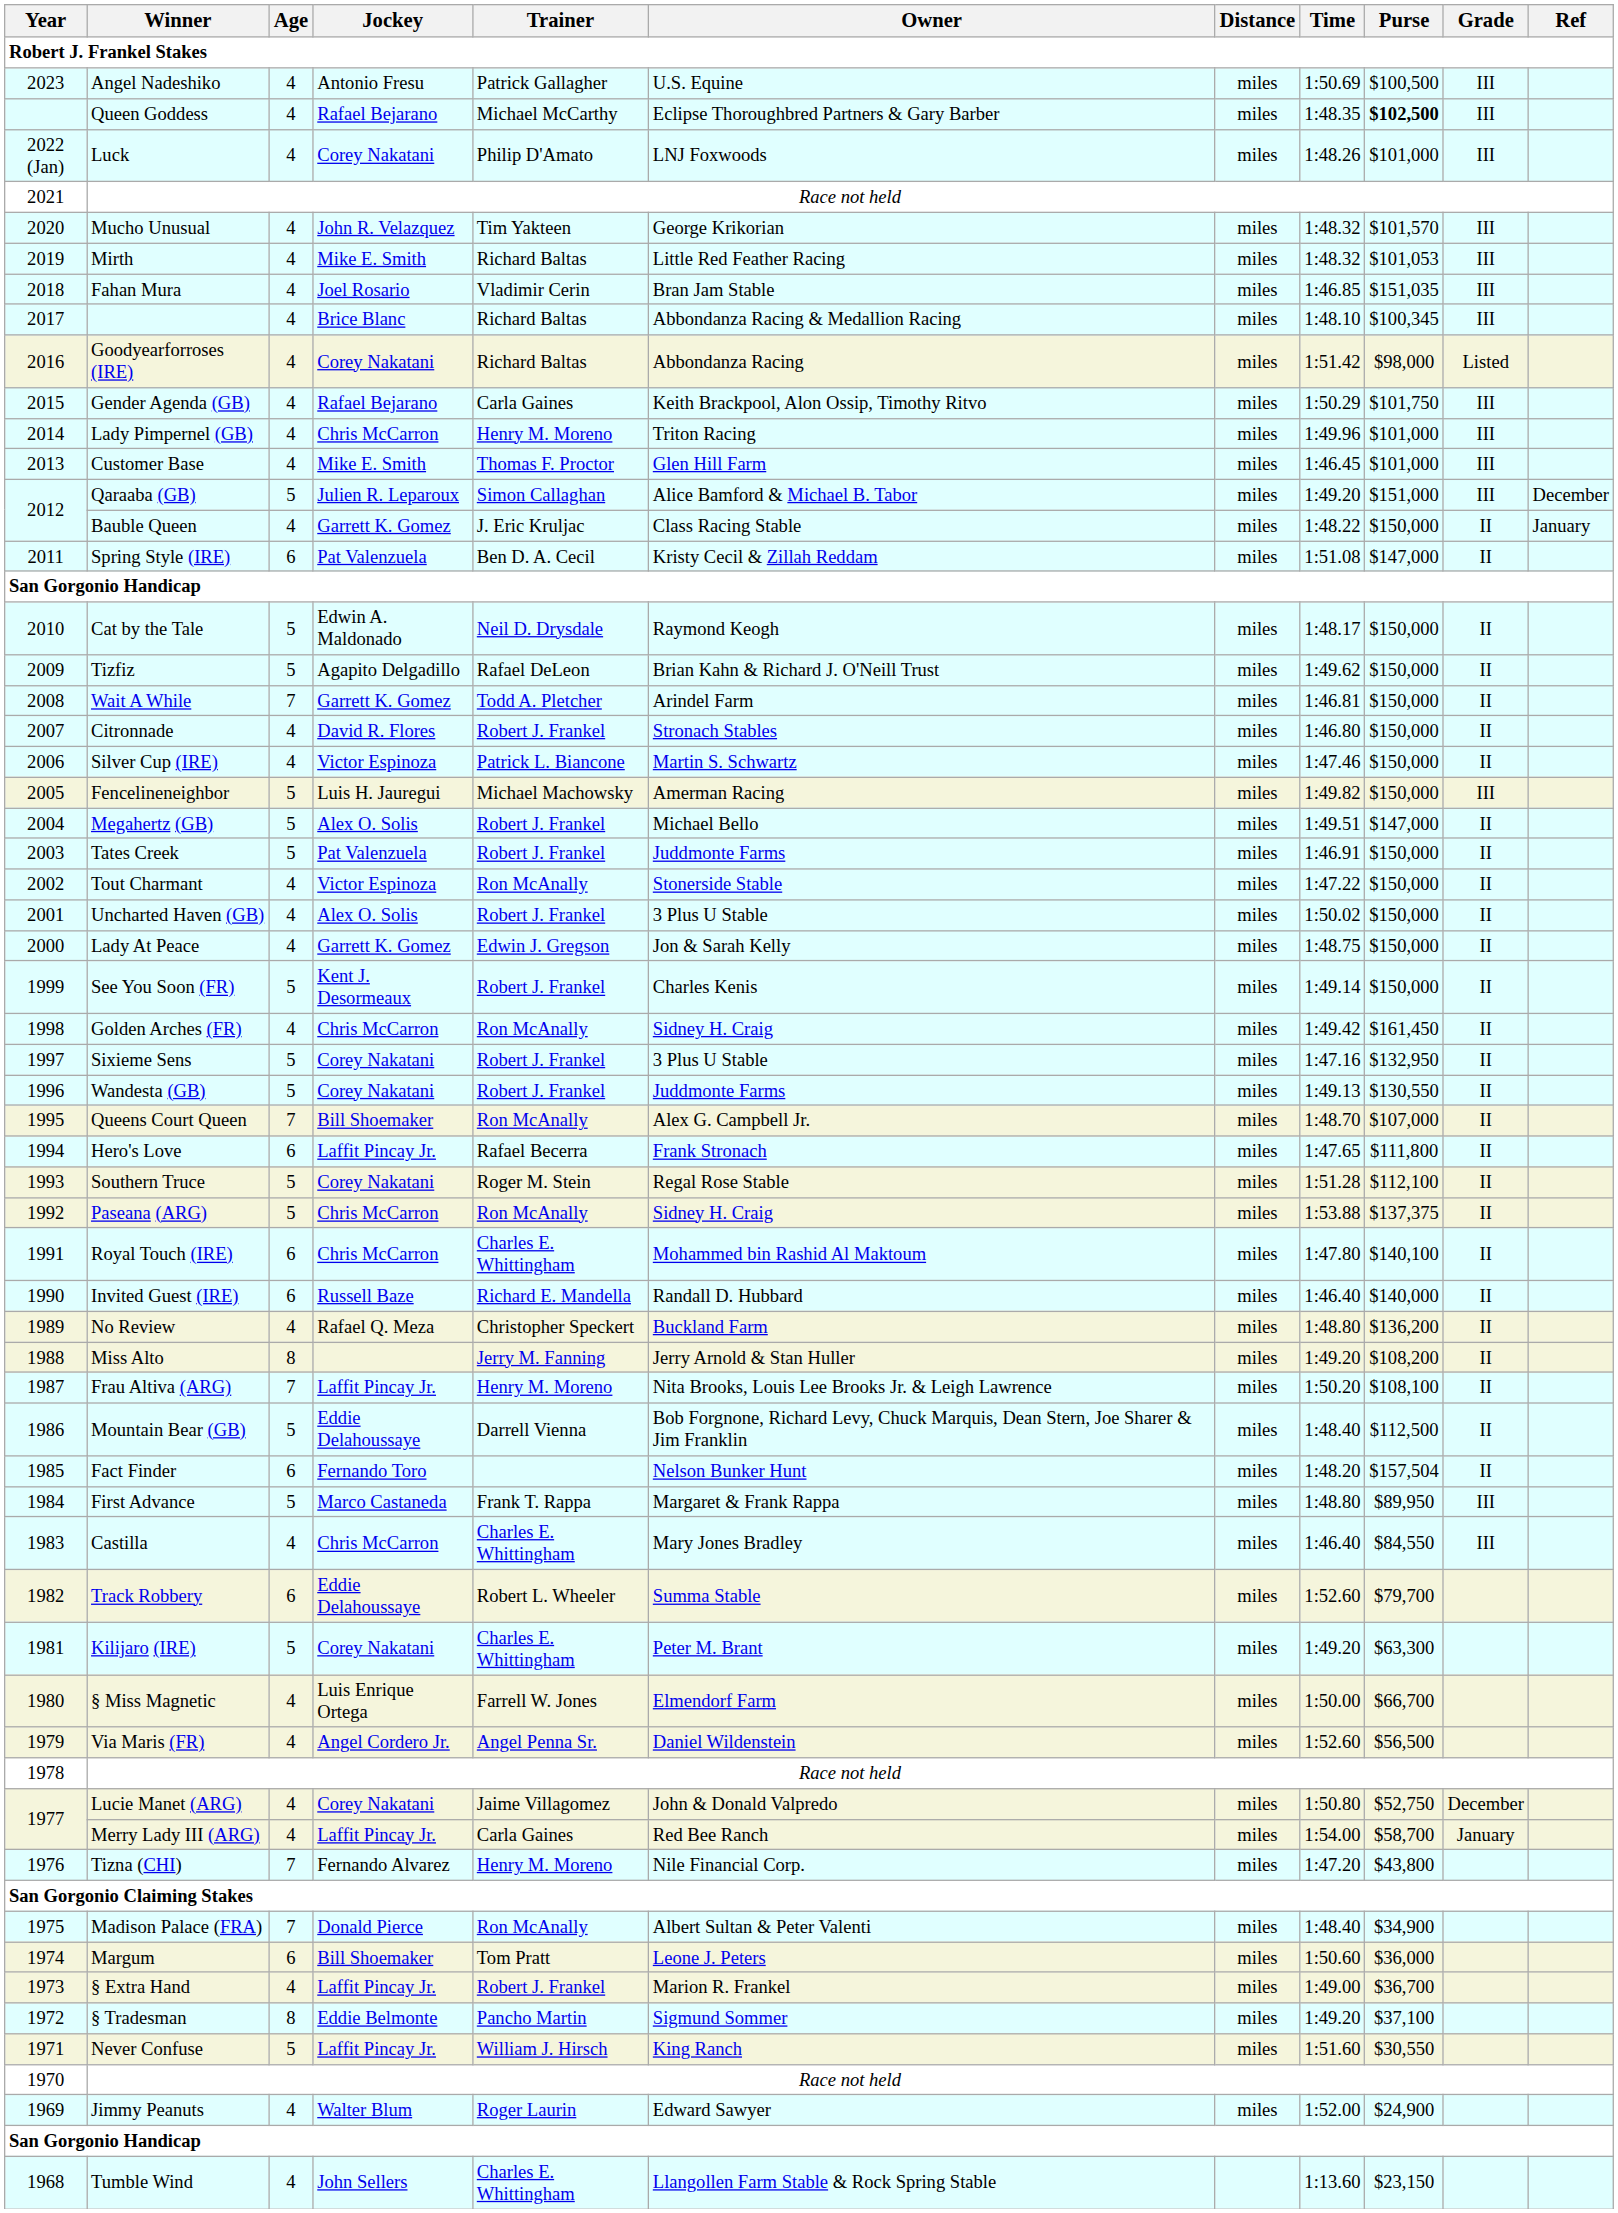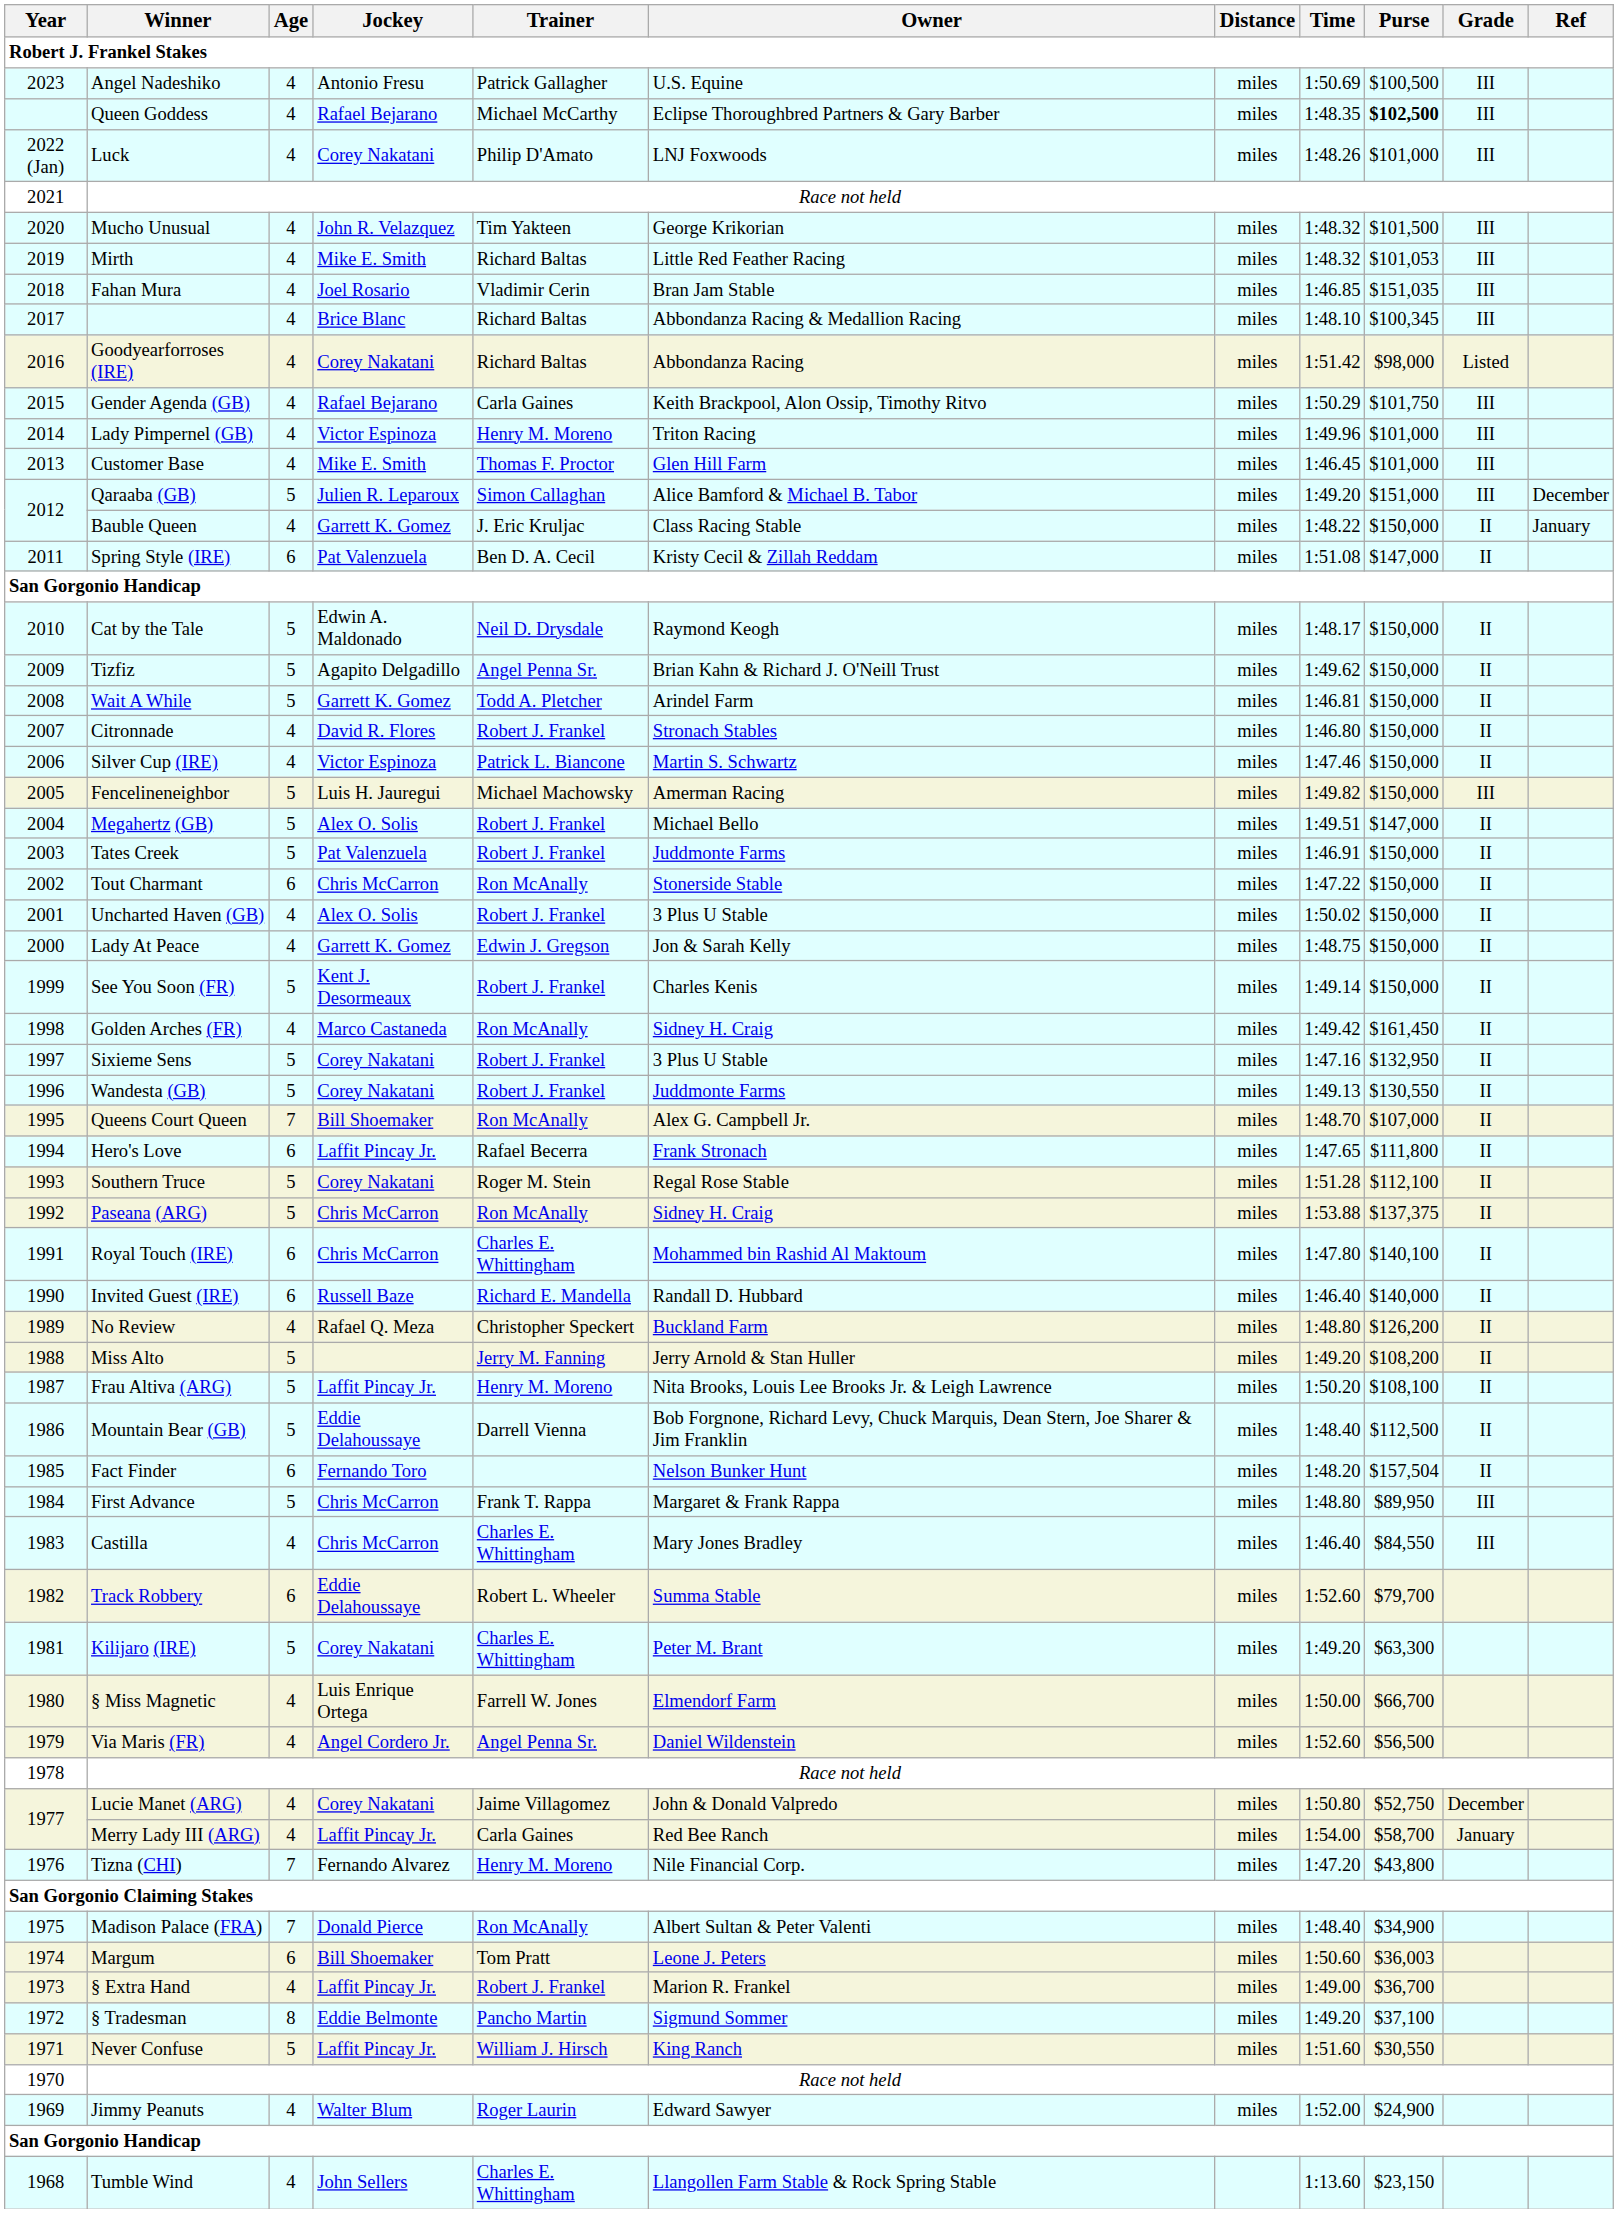(1404, 227) $101,570 -> (1404, 227) $101,500
(378, 433) Chris McCarron -> (377, 433) Victor Espinoza
(533, 669) Rafael DeLeon -> (537, 669) Angel Penna Sr.
(291, 700) 7 -> (291, 700) 5
(291, 884) 4 -> (291, 884) 6
(377, 884) Victor Espinoza -> (378, 884) Chris McCarron
(378, 1028) Chris McCarron -> (382, 1028) Marco Castaneda
(1404, 1326) $136,200 -> (1404, 1326) $126,200
(291, 1357) 8 -> (291, 1357) 5
(291, 1387) 7 -> (291, 1387) 5
(382, 1501) Marco Castaneda -> (378, 1501) Chris McCarron
(1404, 1956) $36,000 -> (1404, 1956) $36,003
